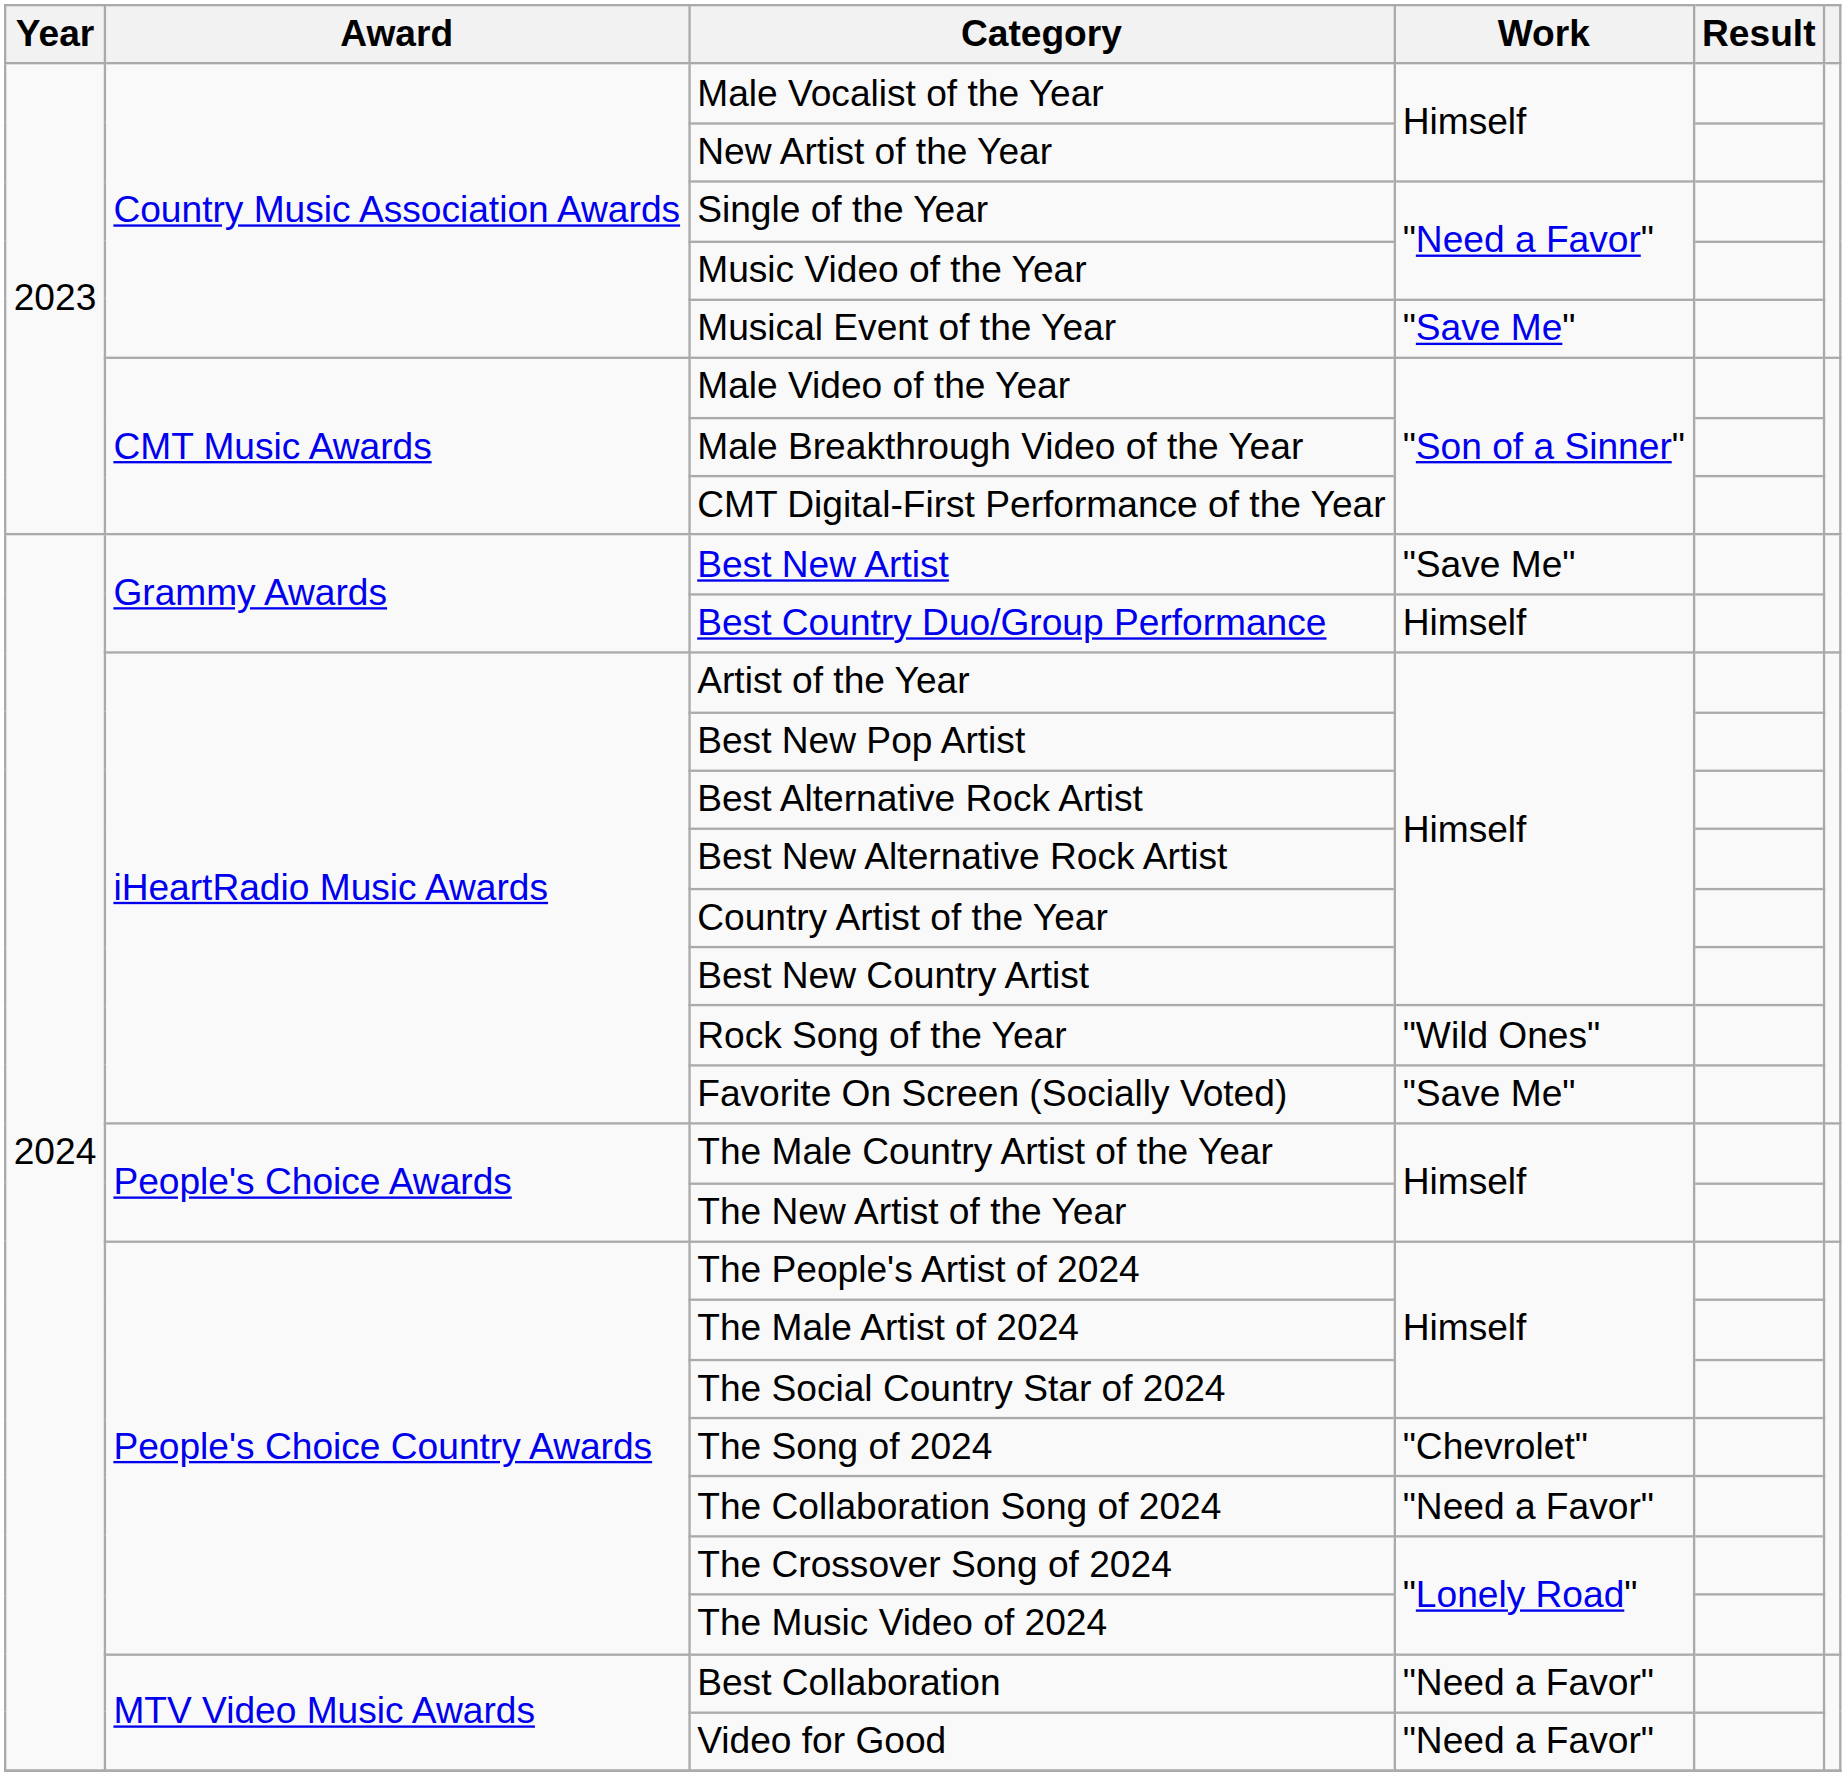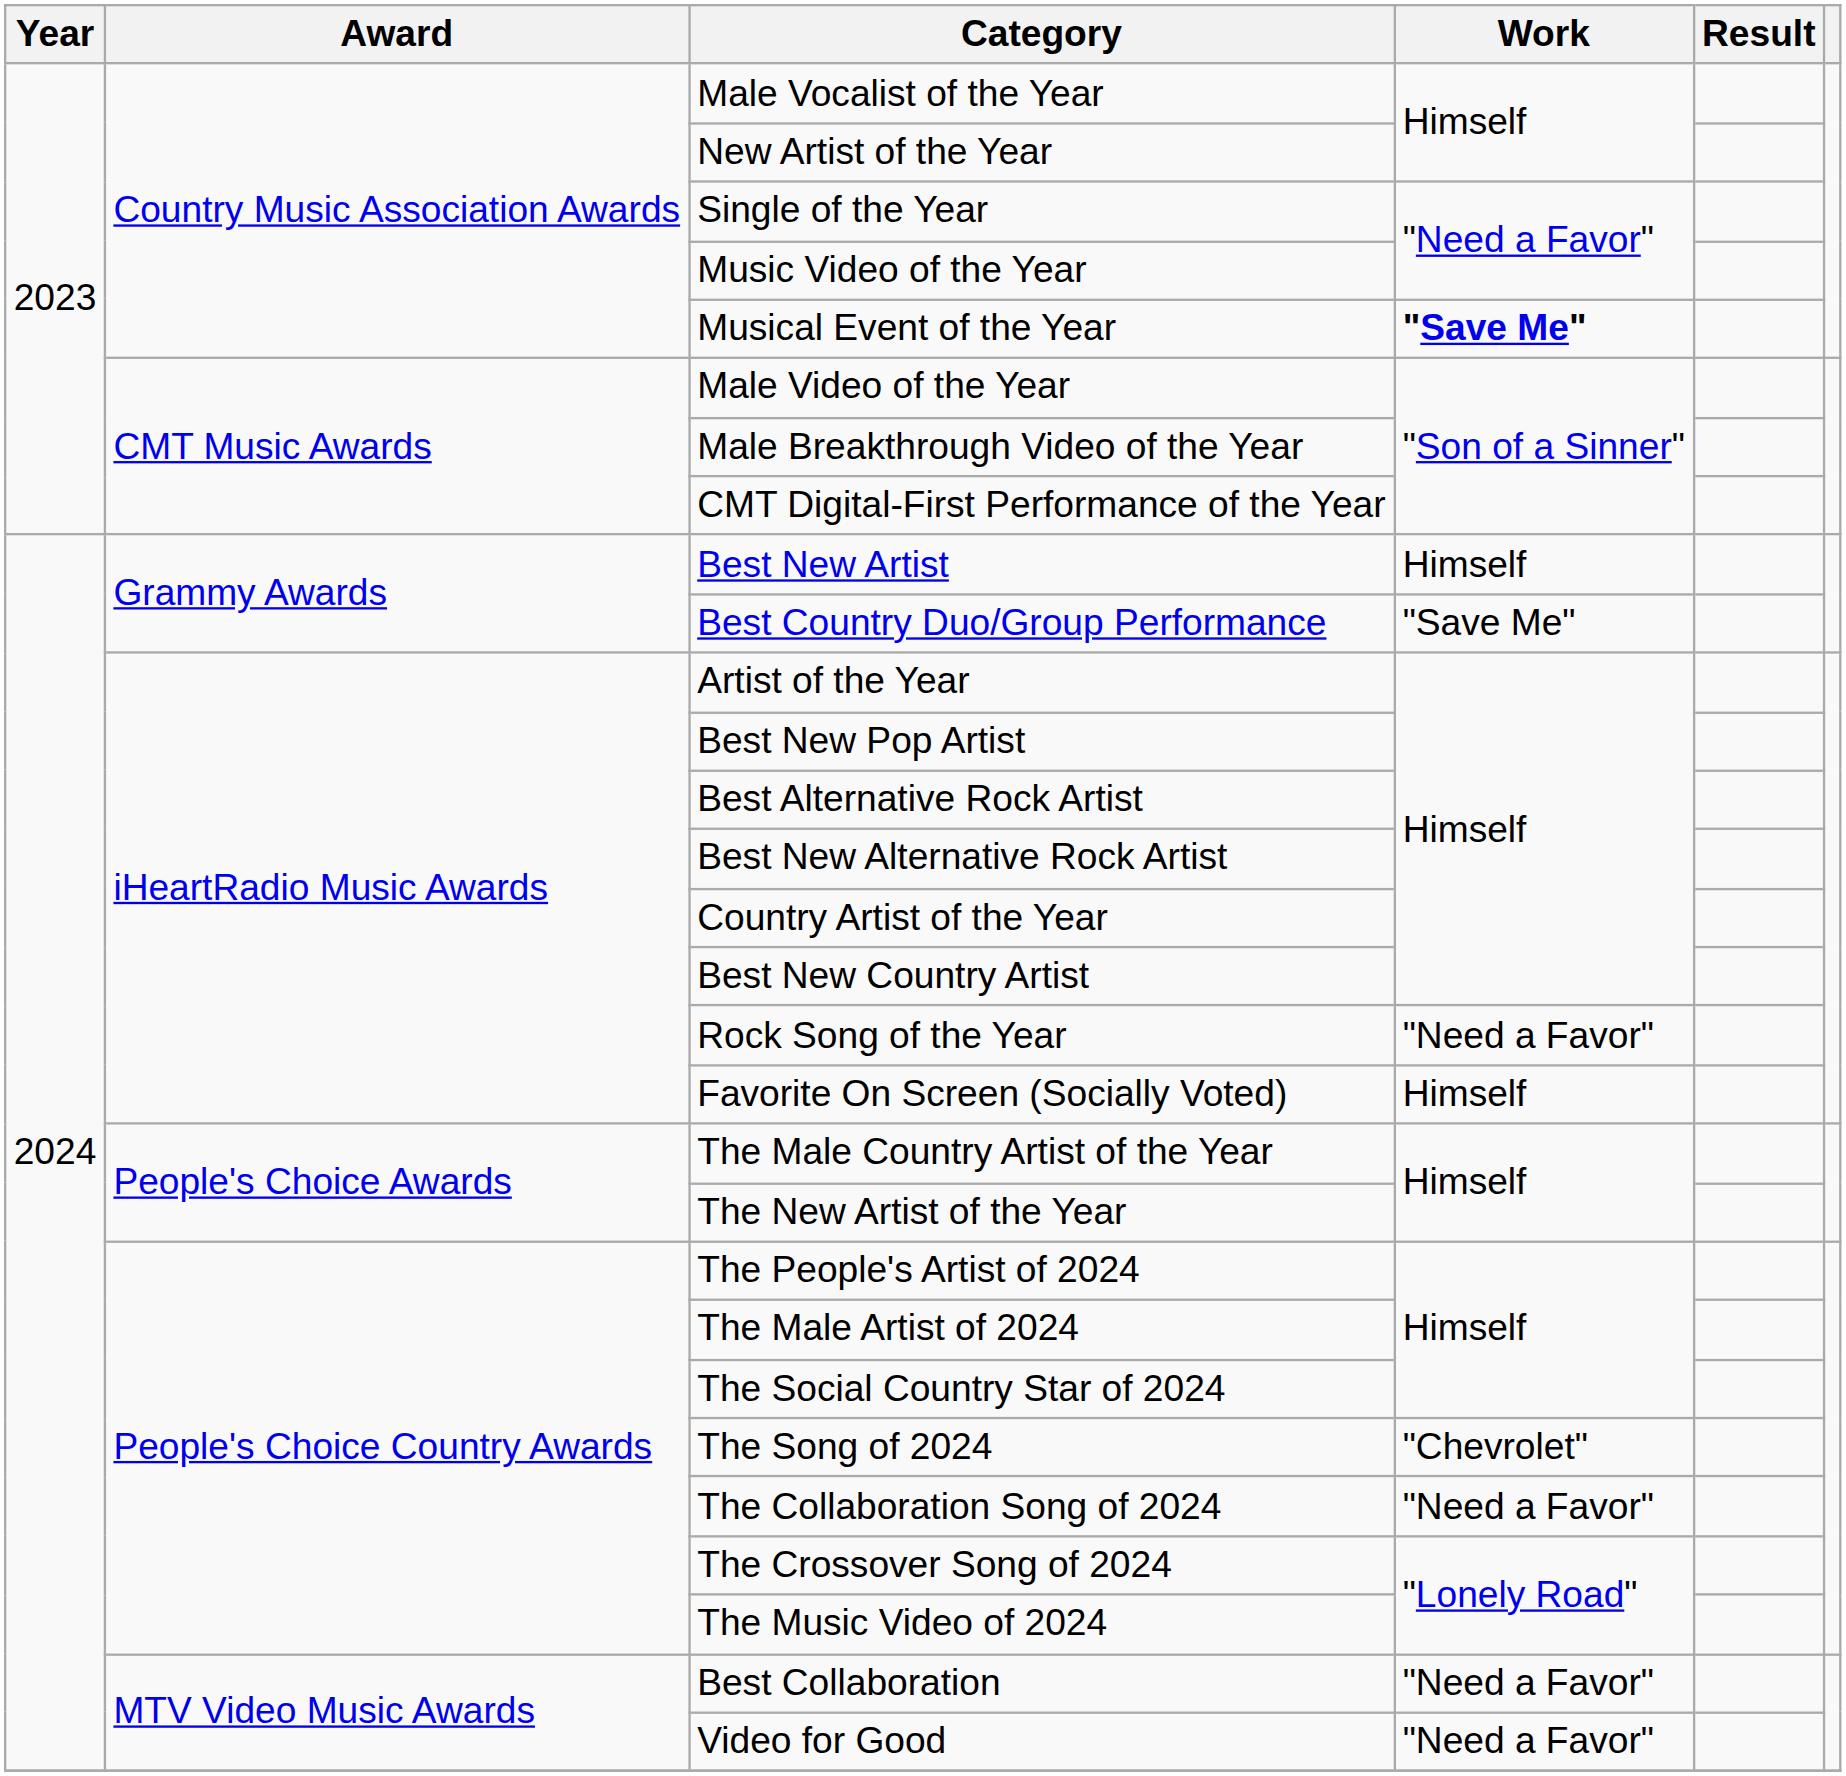(1489, 328) normal -> (1495, 328) bold
(1489, 563) "Save Me" -> (1465, 563) Himself
(1465, 622) Himself -> (1489, 622) "Save Me"
(1501, 1034) "Wild Ones" -> (1528, 1034) "Need a Favor"
(1489, 1093) "Save Me" -> (1465, 1093) Himself
